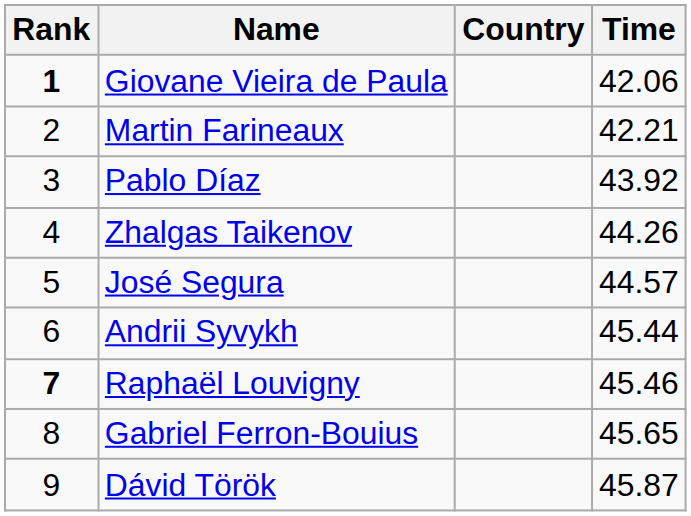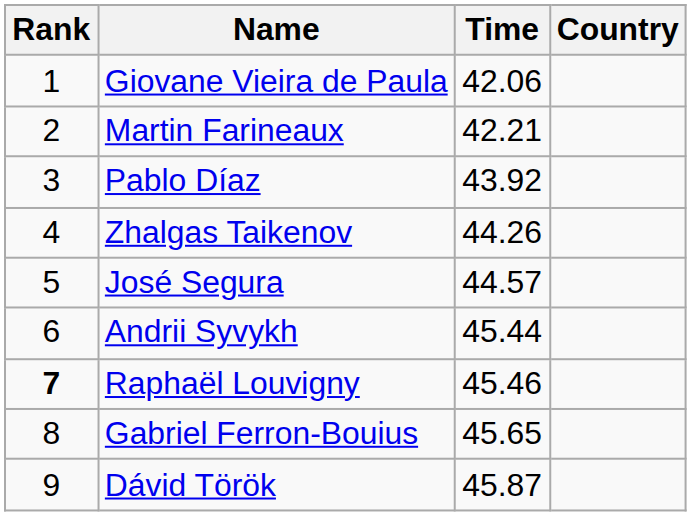columns swapped: (523, 29) <-> (639, 29)
(51, 80) bold -> (51, 80) normal
